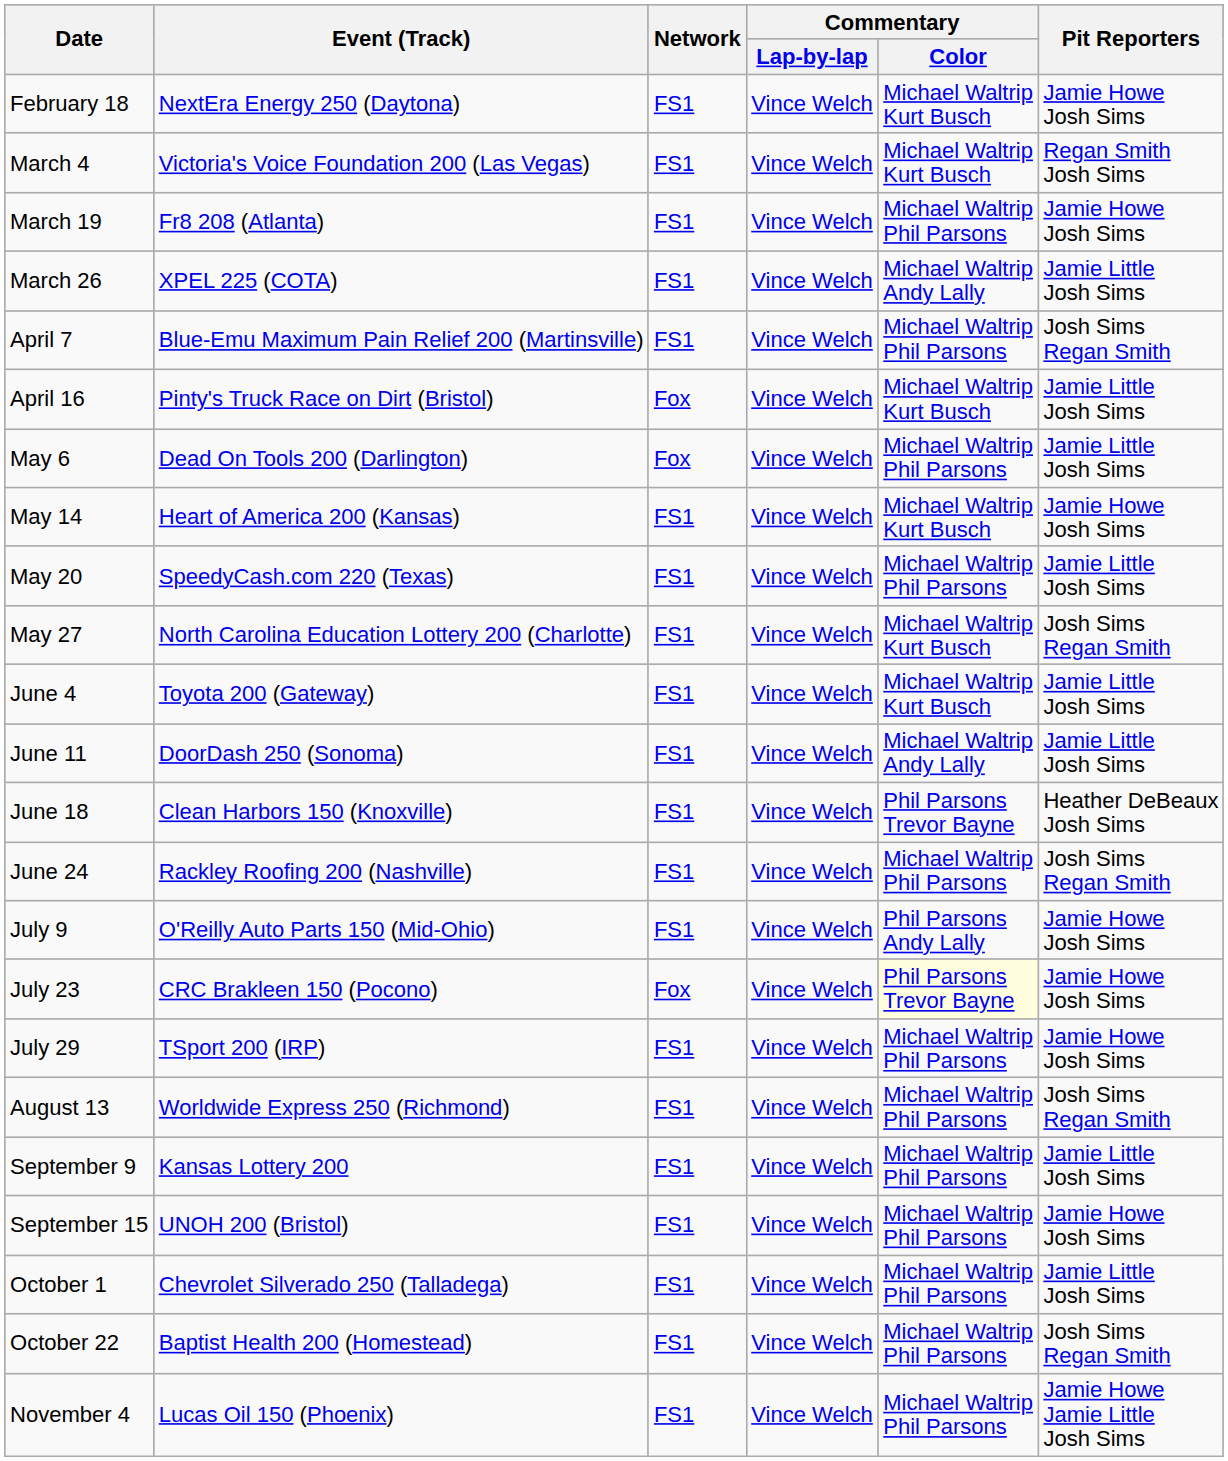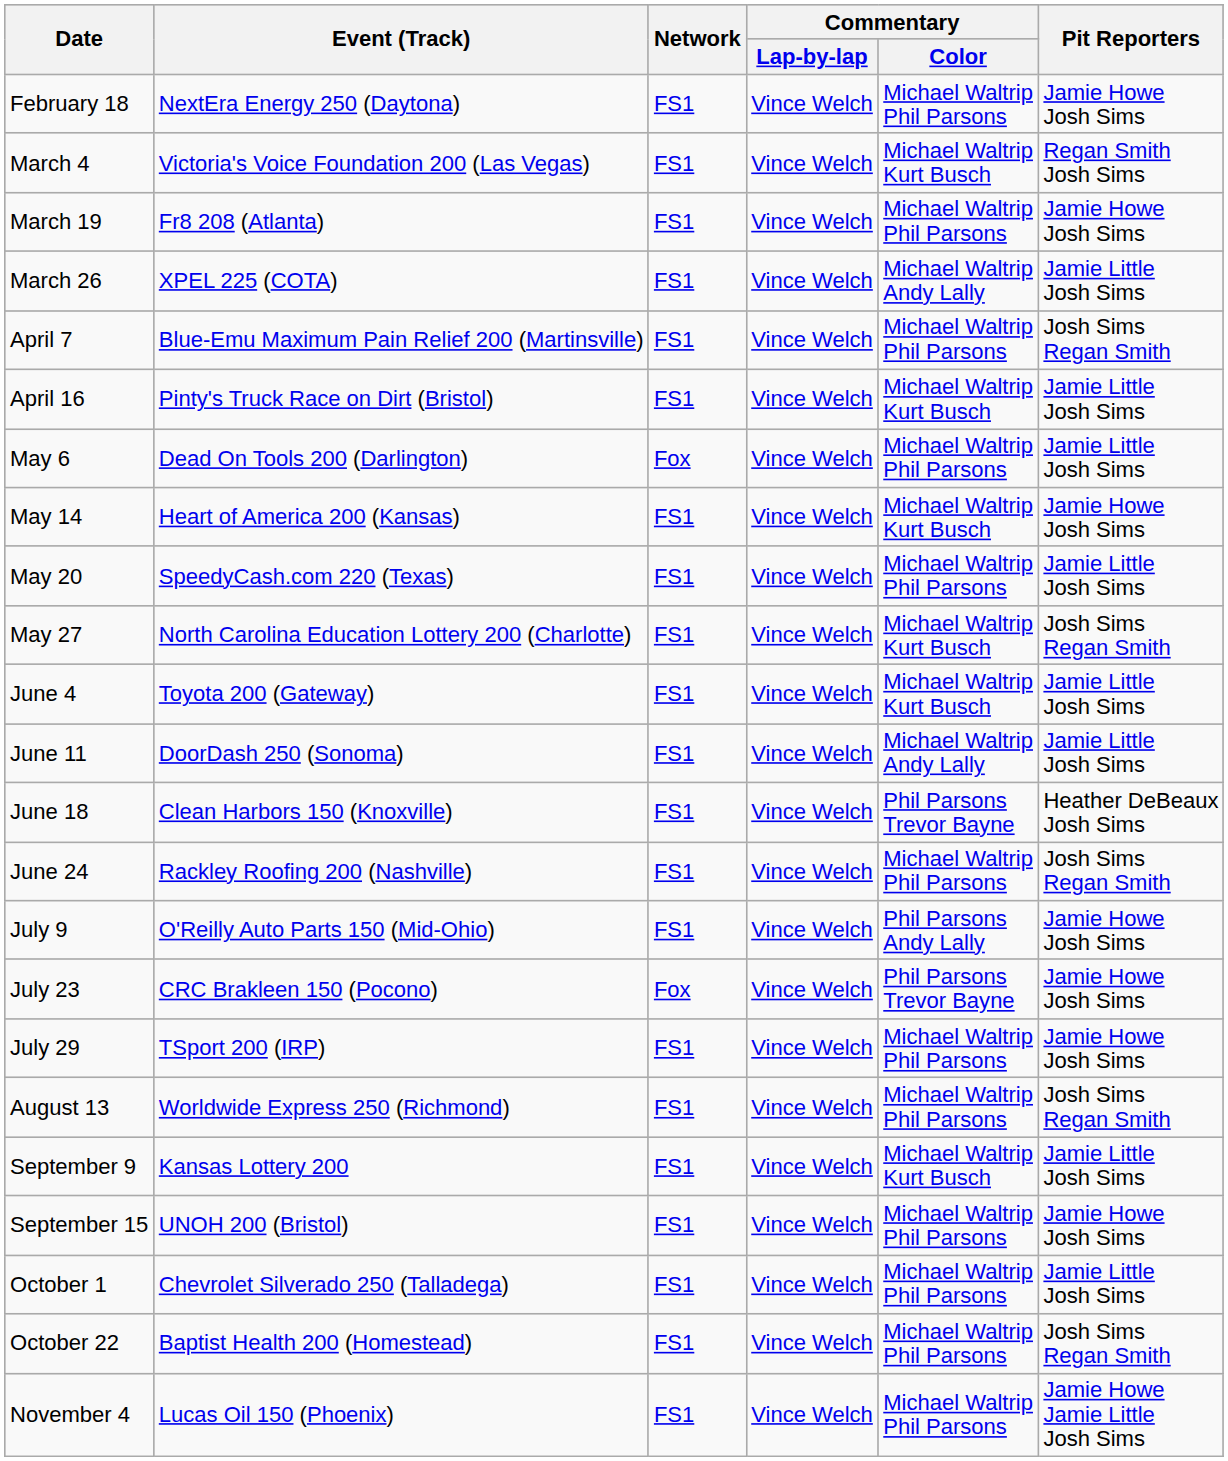(958, 103) Michael Waltrip Kurt Busch -> (958, 103) Michael Waltrip Phil Parsons
(672, 399) Fox -> (674, 399) FS1
(949, 989) lightyellow background -> (949, 989) no background
(958, 1166) Michael Waltrip Phil Parsons -> (958, 1166) Michael Waltrip Kurt Busch
